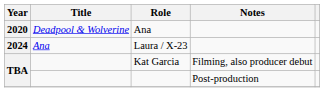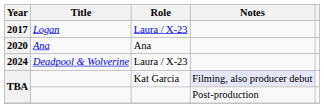+ row: (17, 29)
(81, 29) Deadpool & Wolverine -> (41, 45) Ana
(41, 45) Ana -> (81, 62) Deadpool & Wolverine
(252, 62) no background -> (252, 78) lavender background
